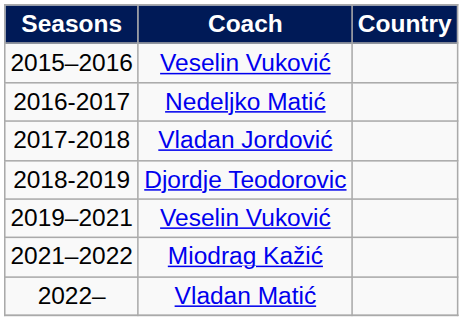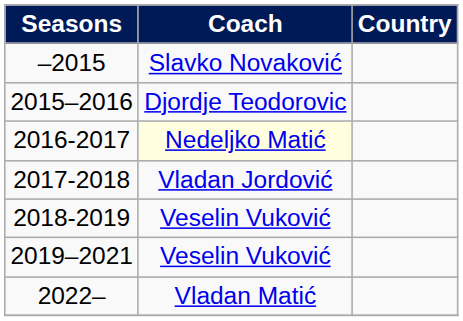+ row: (72, 62)
(245, 62) Veselin Vuković -> (245, 101) Djordje Teodorovic
(245, 101) no background -> (245, 140) lightyellow background
(245, 179) Djordje Teodorovic -> (245, 218) Veselin Vuković
- row: (72, 256)
